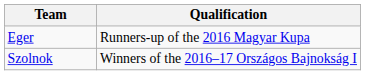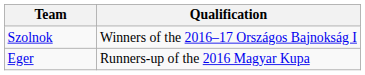rows swapped: (30, 59) <-> (21, 37)
